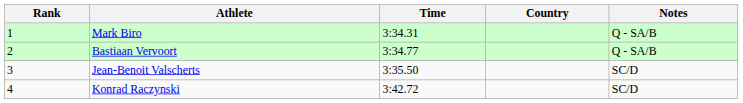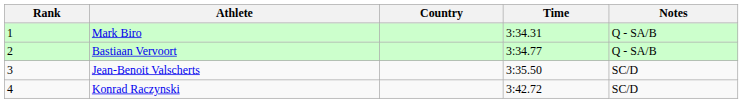columns swapped: (547, 13) <-> (433, 13)
